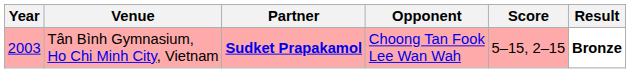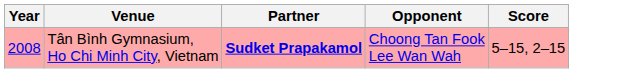- column: (597, 16)
(24, 47) 2003 -> (24, 47) 2008
